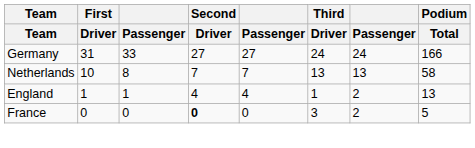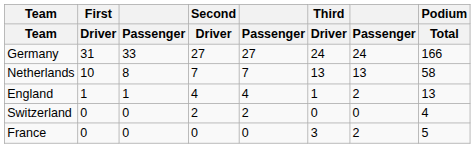+ row: (40, 113)
(195, 113) bold -> (195, 133) normal
